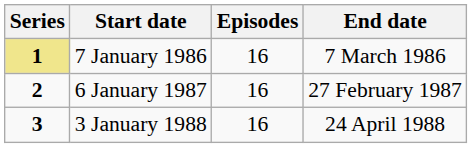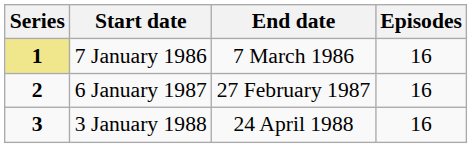columns swapped: (385, 21) <-> (258, 21)
